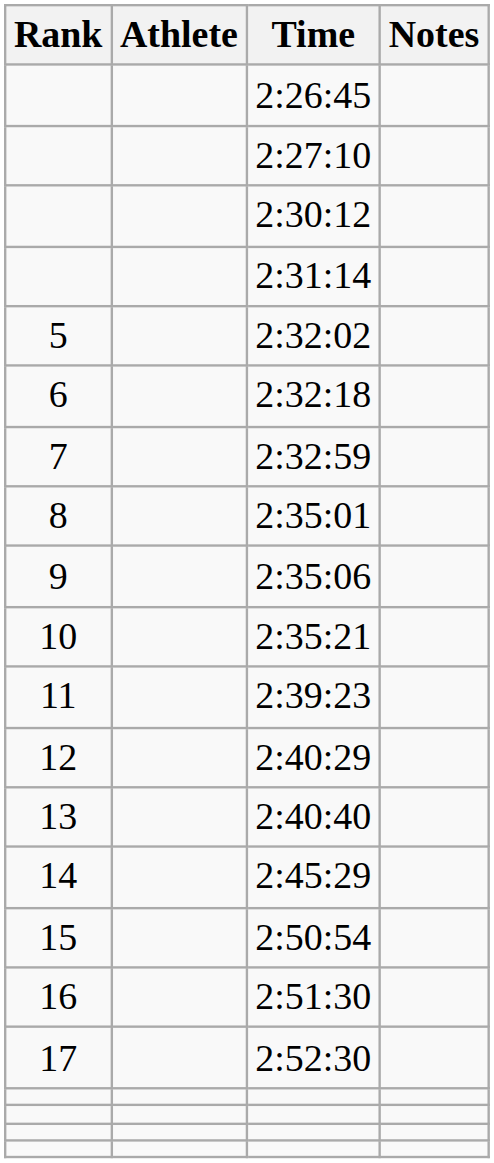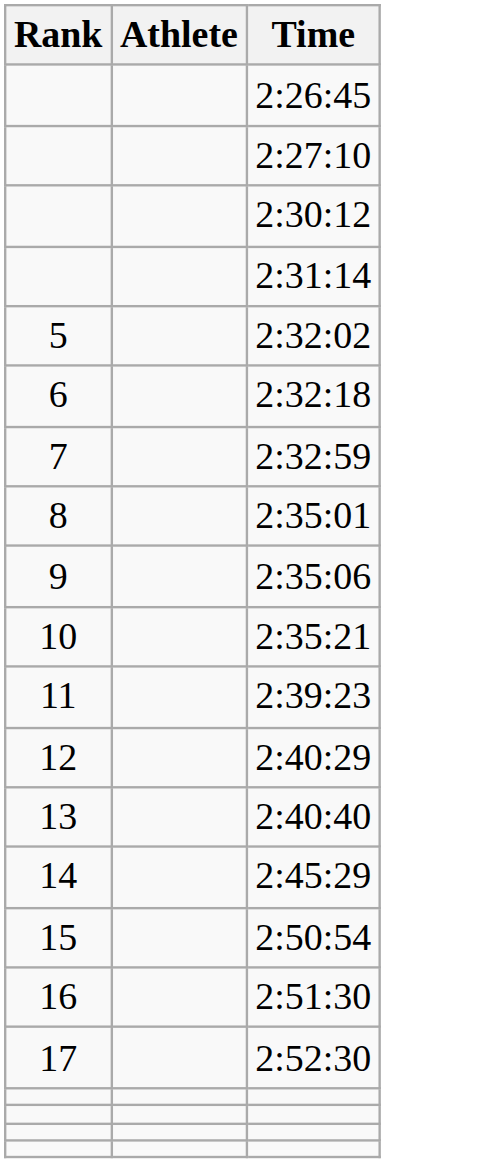- column: (434, 34)
